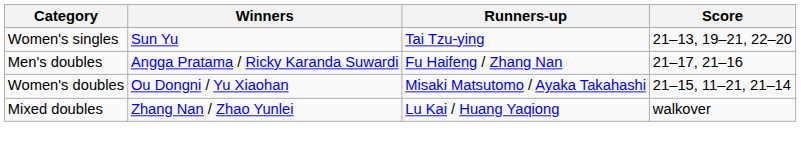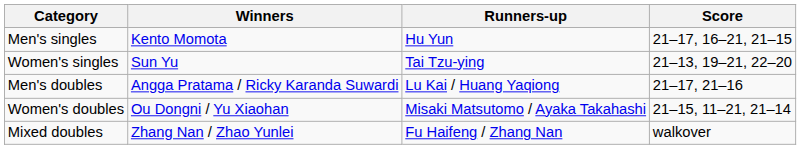+ row: (52, 39)
(484, 62) Fu Haifeng / Zhang Nan -> (482, 86) Lu Kai / Huang Yaqiong
(482, 109) Lu Kai / Huang Yaqiong -> (484, 132) Fu Haifeng / Zhang Nan
